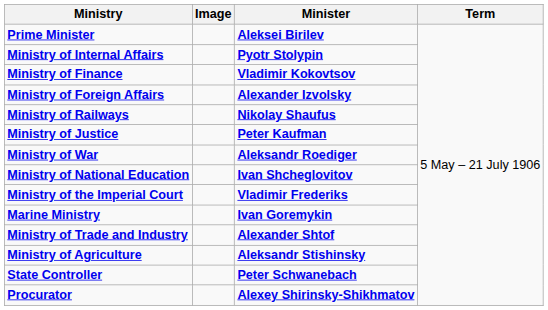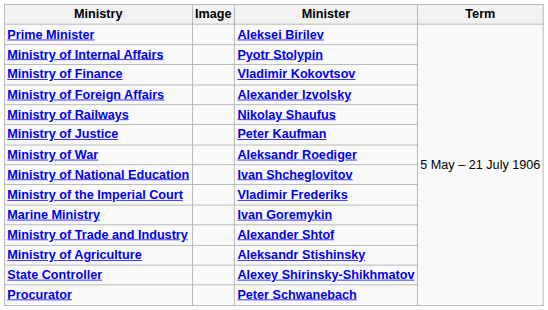(297, 275) Peter Schwanebach -> (326, 275) Alexey Shirinsky-Shikhmatov
(326, 295) Alexey Shirinsky-Shikhmatov -> (297, 295) Peter Schwanebach
